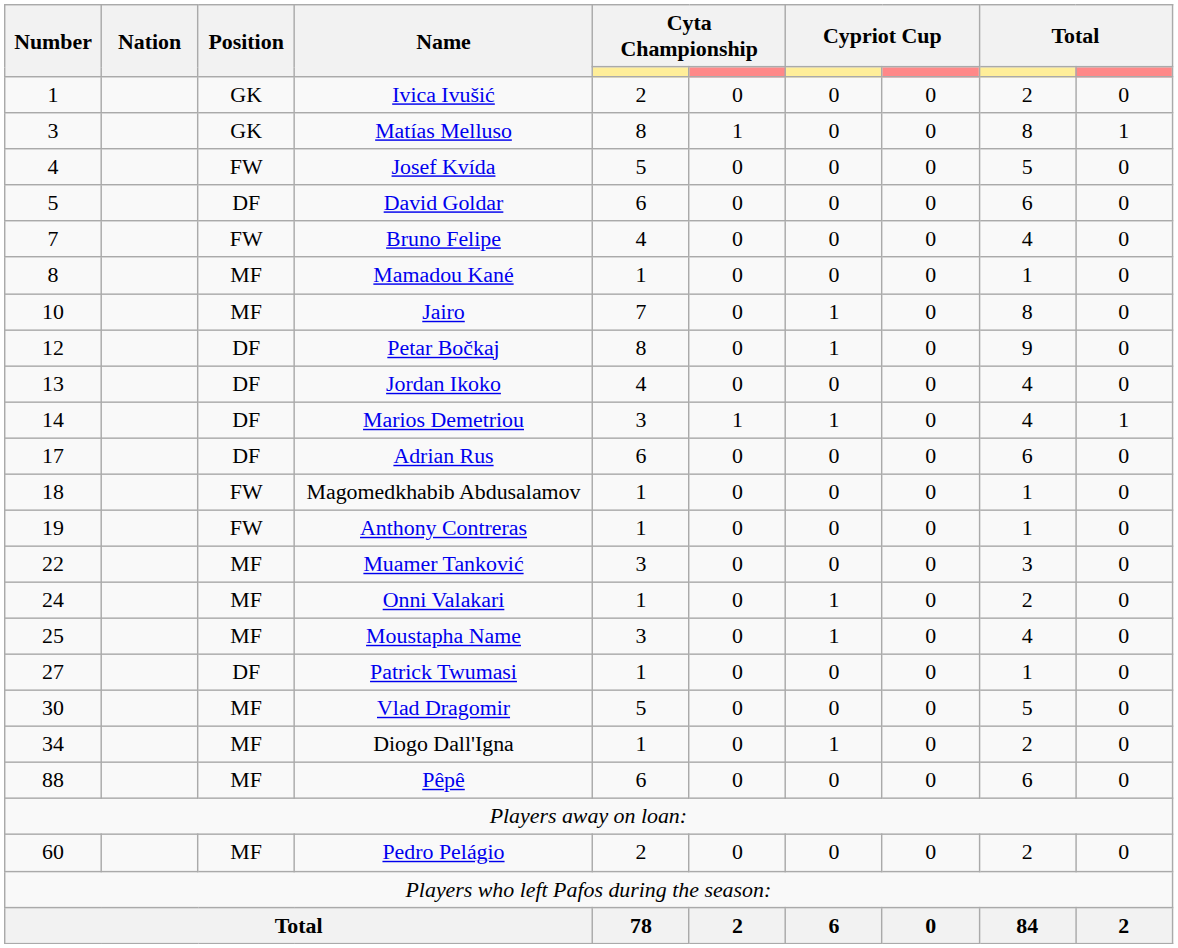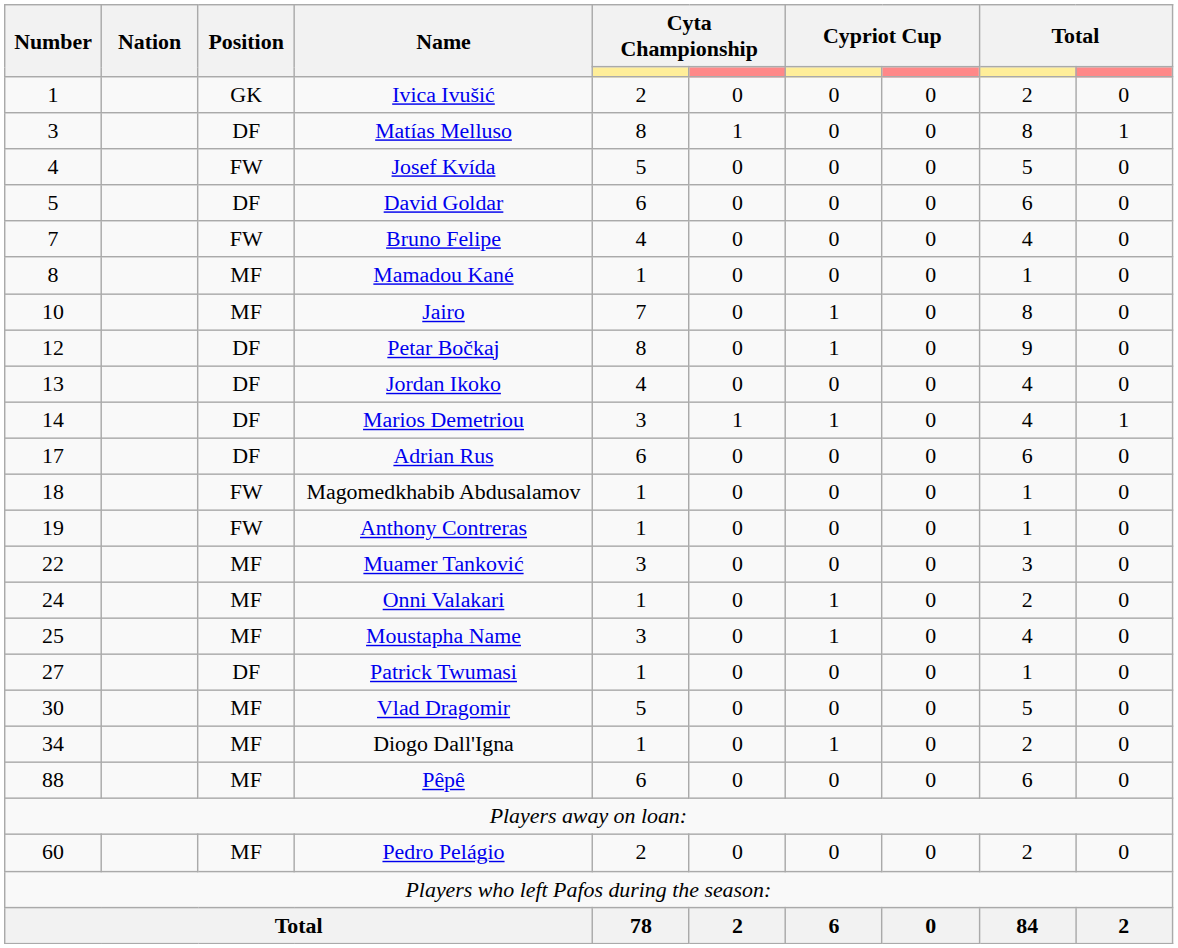(246, 131) GK -> (246, 131) DF
